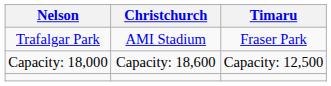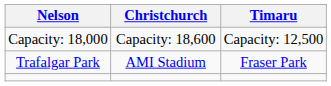rows swapped: (58, 39) <-> (58, 62)
